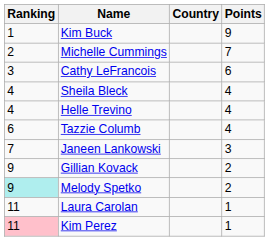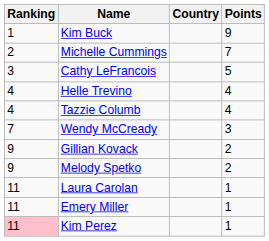(228, 71) 6 -> (228, 71) 5
- row: (94, 91)
(11, 129) 6 -> (11, 110) 4
+ row: (109, 129)
- row: (111, 149)
(11, 187) paleturquoise background -> (11, 168) no background
+ row: (95, 206)
